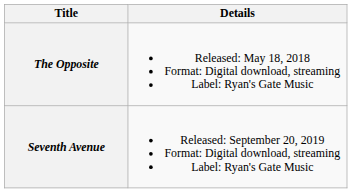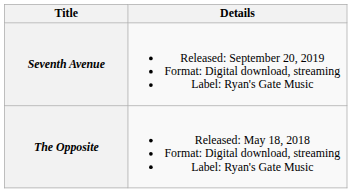rows swapped: (66, 64) <-> (66, 146)
